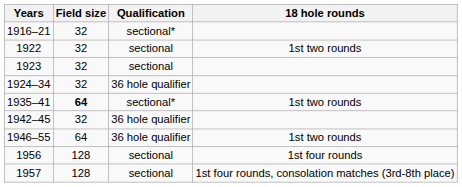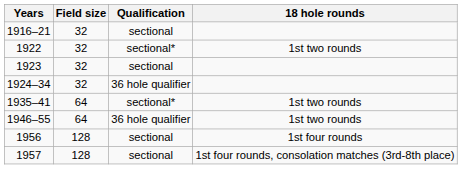(151, 31) sectional* -> (151, 31) sectional
(151, 48) sectional -> (151, 48) sectional*
(81, 102) bold -> (81, 102) normal
- row: (29, 119)
